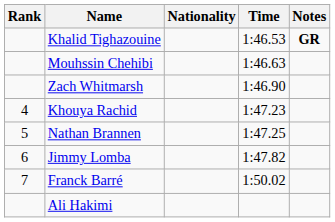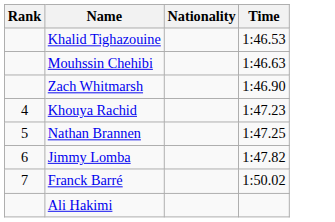- column: (309, 16)
